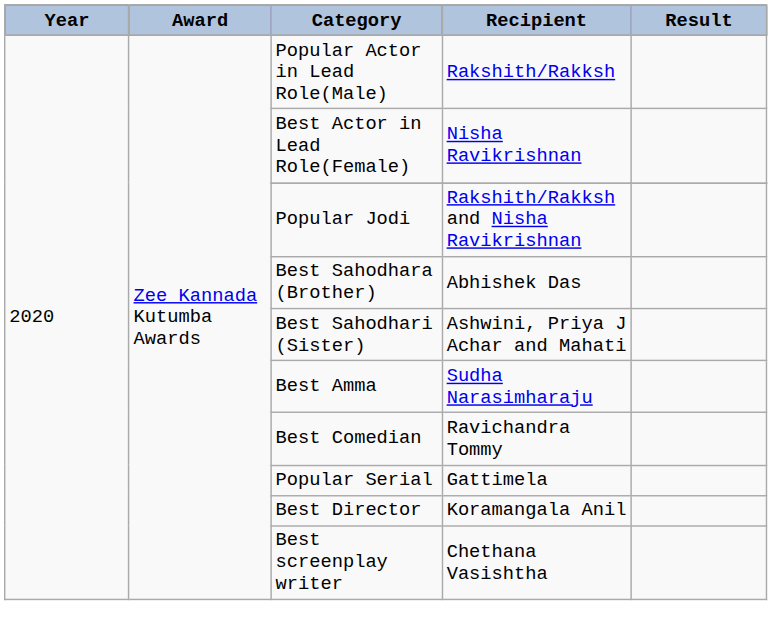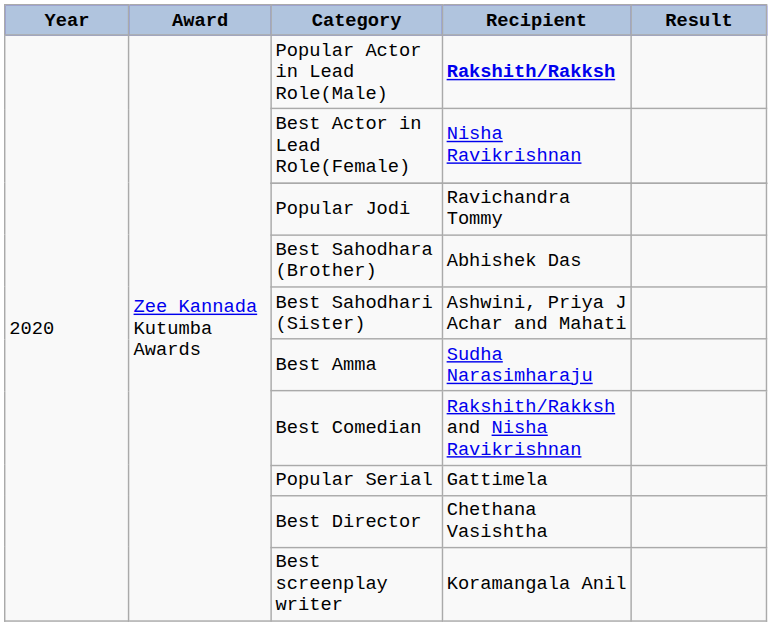(531, 72) normal -> (531, 72) bold
(531, 220) Rakshith/Rakksh and Nisha Ravikrishnan -> (508, 209) Ravichandra Tommy
(508, 439) Ravichandra Tommy -> (531, 428) Rakshith/Rakksh and Nisha Ravikrishnan
(537, 511) Koramangala Anil -> (497, 521) Chethana Vasishtha
(497, 563) Chethana Vasishtha -> (537, 584) Koramangala Anil
